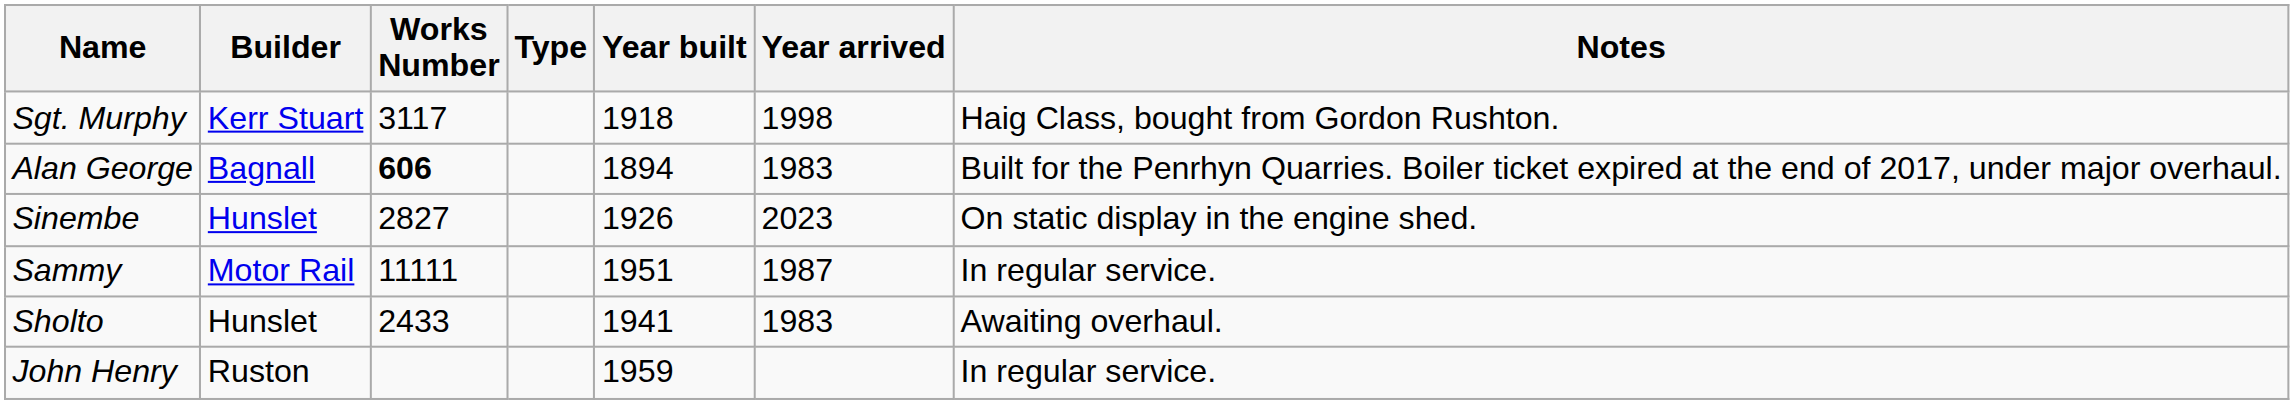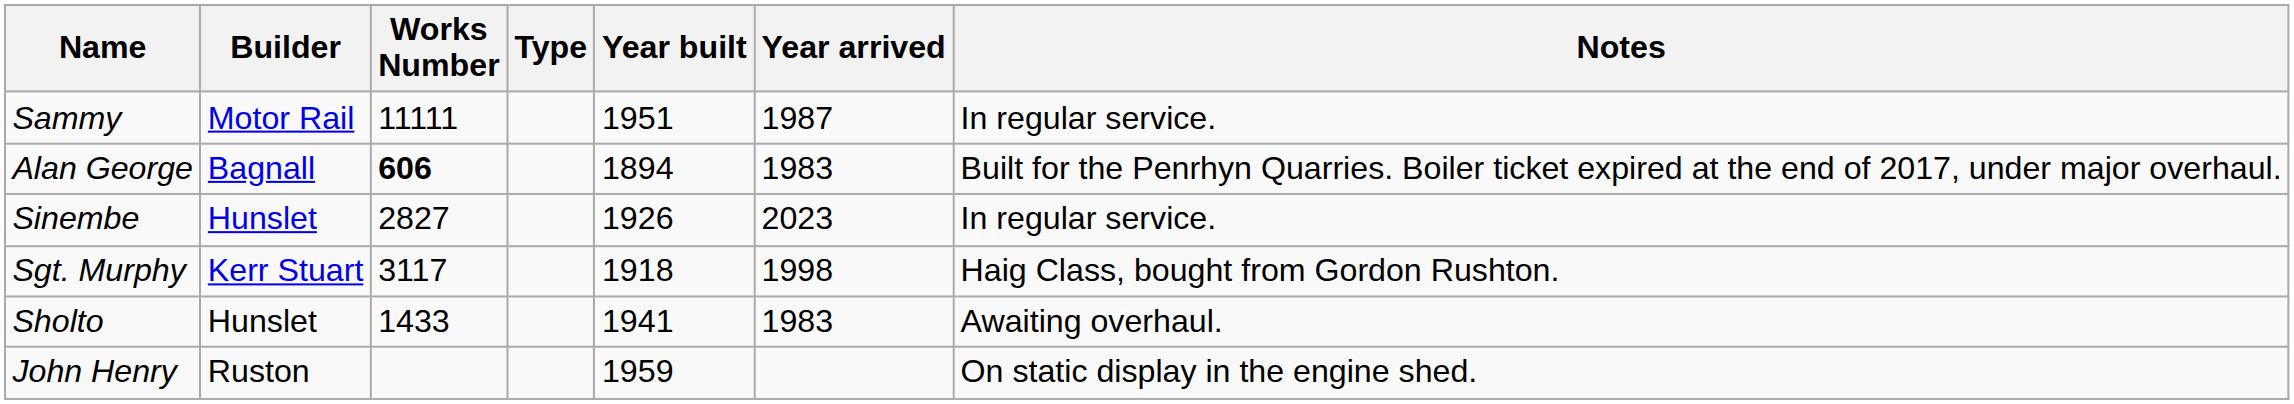rows swapped: (99, 117) <-> (67, 270)
(1219, 219) On static display in the engine shed. -> (1088, 219) In regular service.
(414, 321) 2433 -> (414, 321) 1433
(1088, 372) In regular service. -> (1219, 372) On static display in the engine shed.
